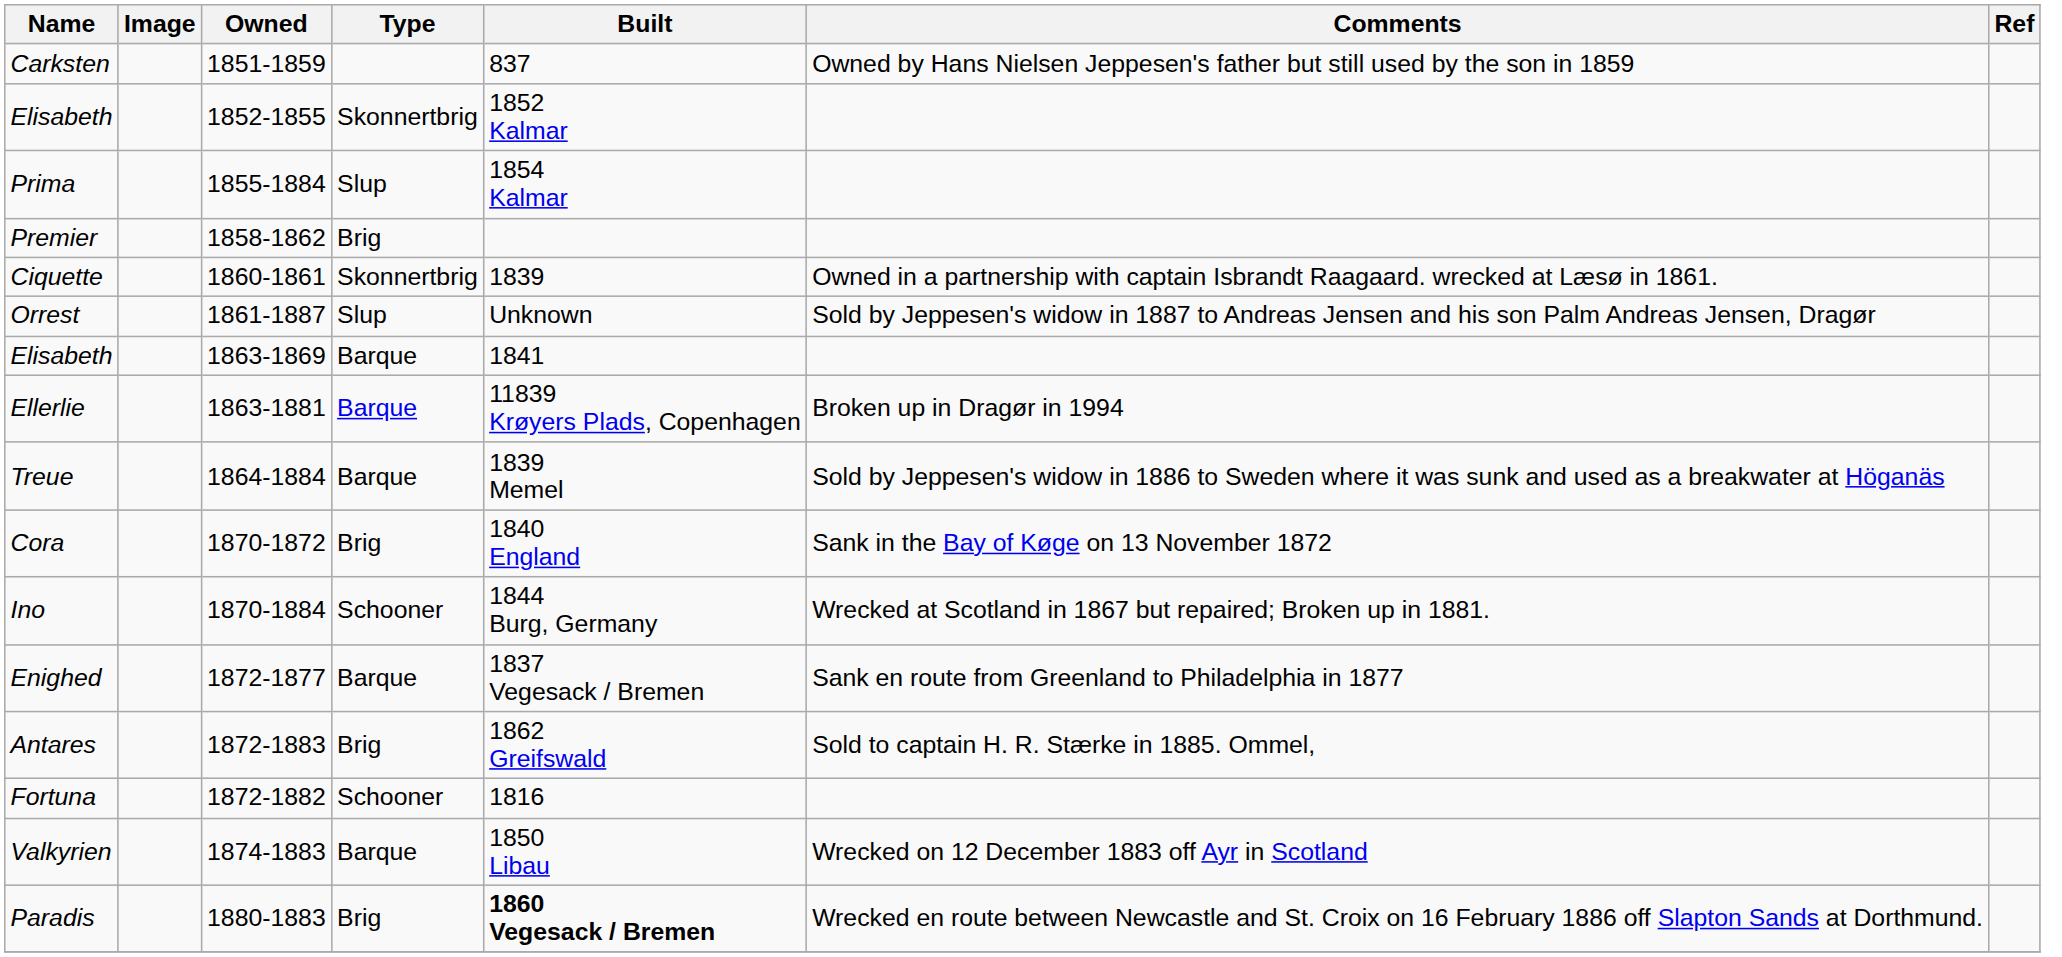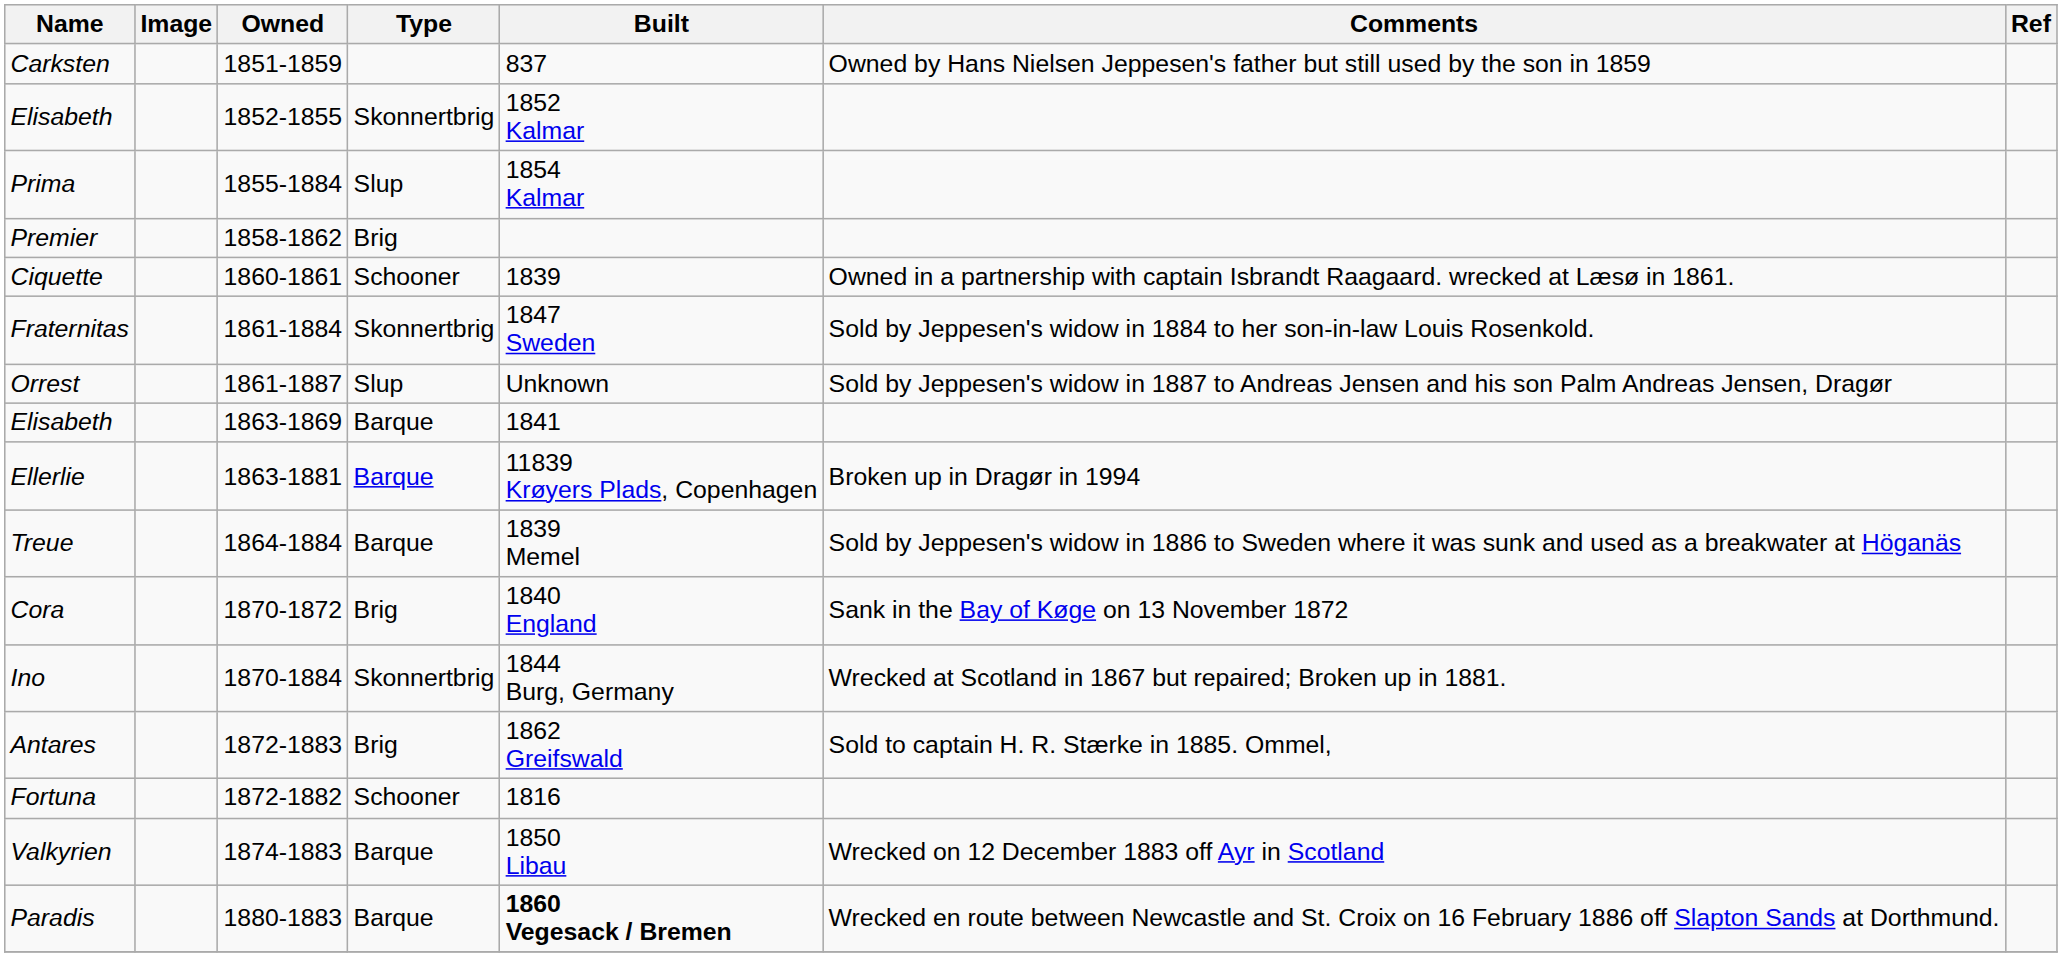(407, 276) Skonnertbrig -> (407, 276) Schooner
+ row: (70, 329)
(390, 610) Schooner -> (424, 677) Skonnertbrig
- row: (56, 677)
(359, 918) Brig -> (394, 918) Barque
